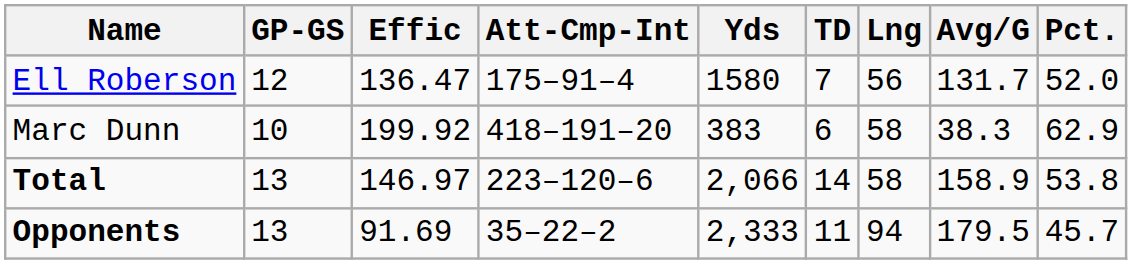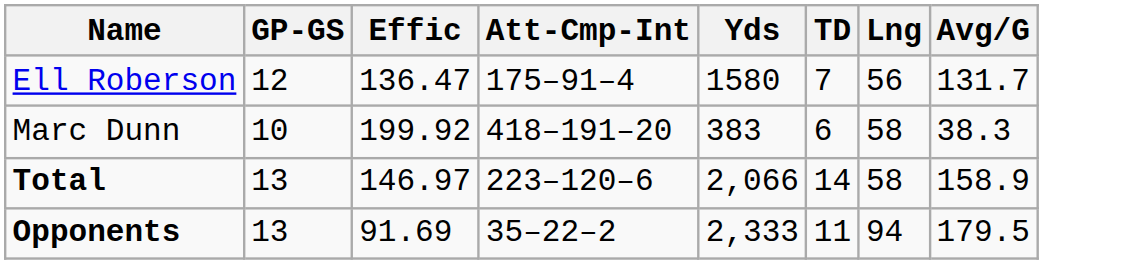- column: (1082, 31)
